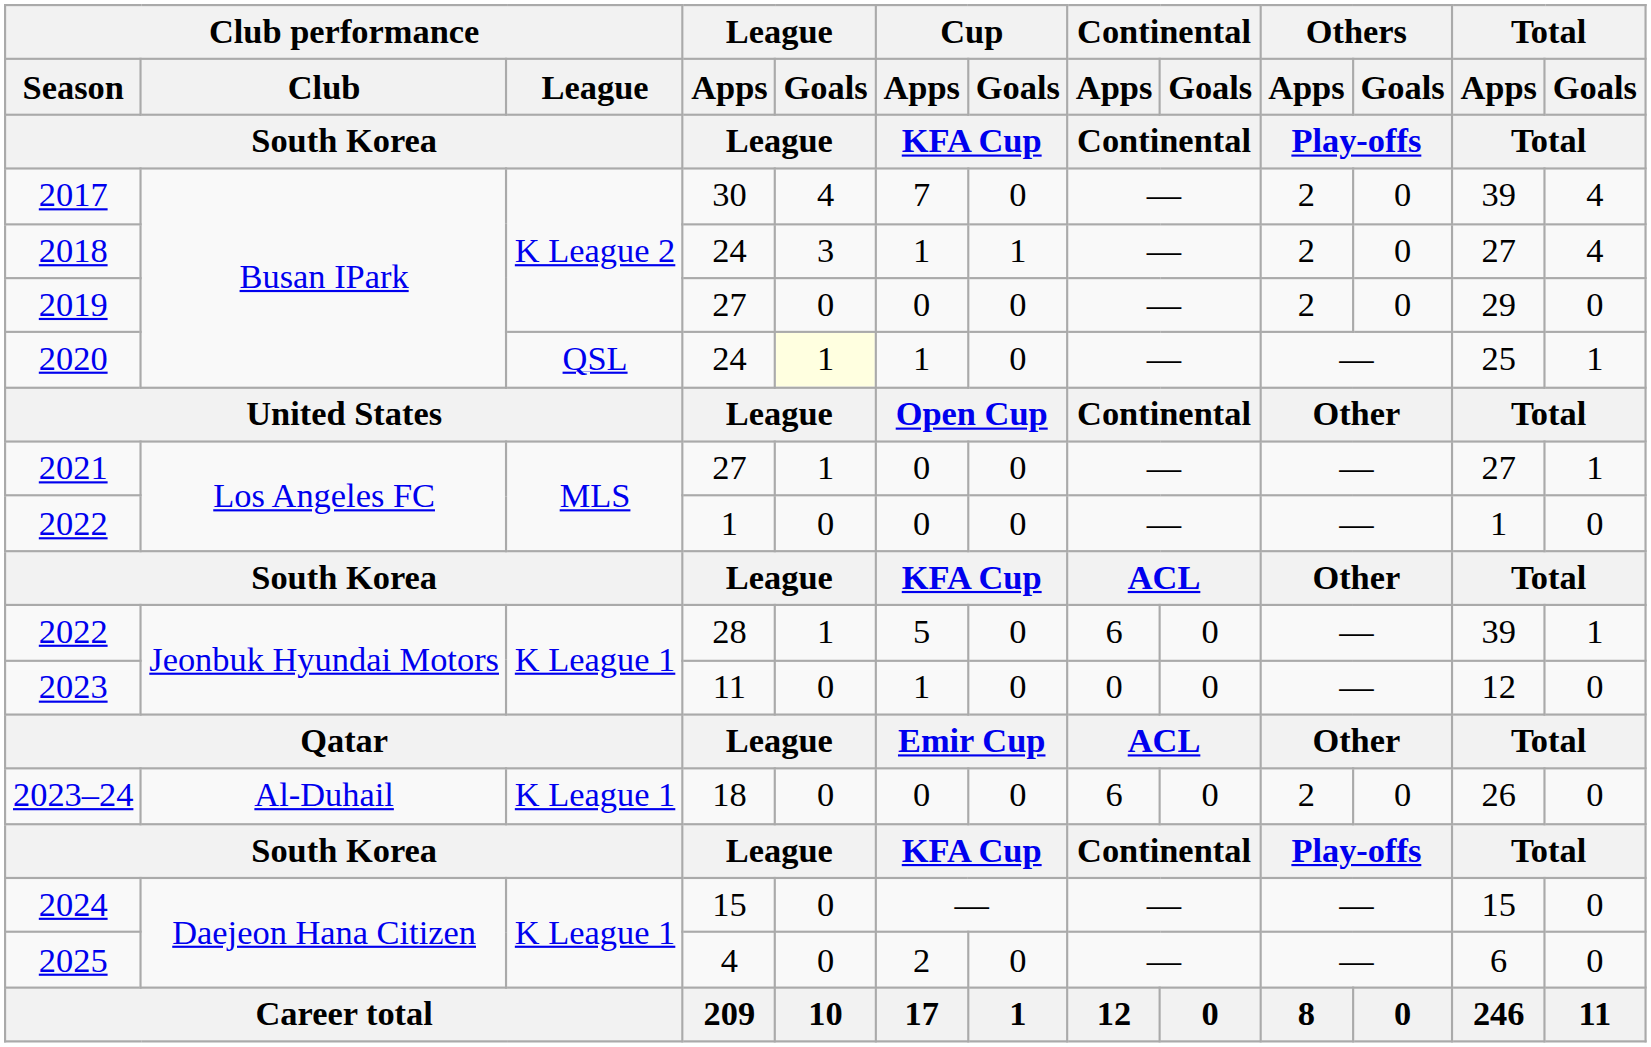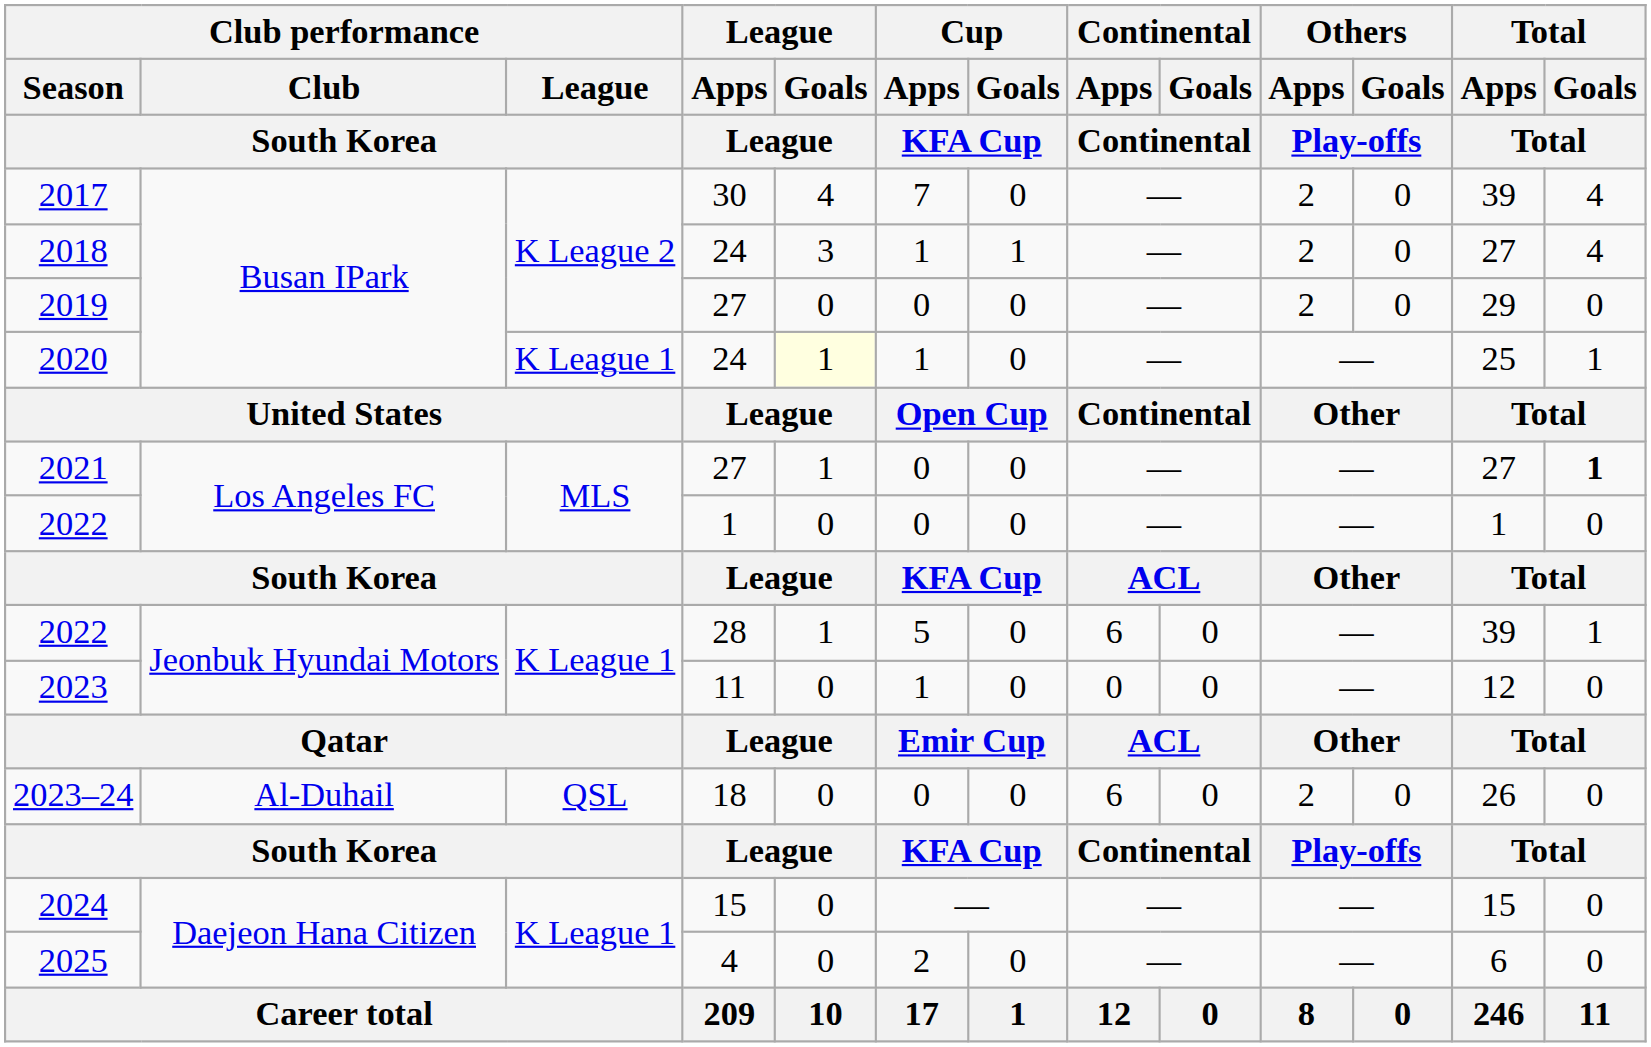(595, 359) QSL -> (595, 359) K League 1
(1595, 468) normal -> (1595, 468) bold
(595, 795) K League 1 -> (595, 795) QSL
